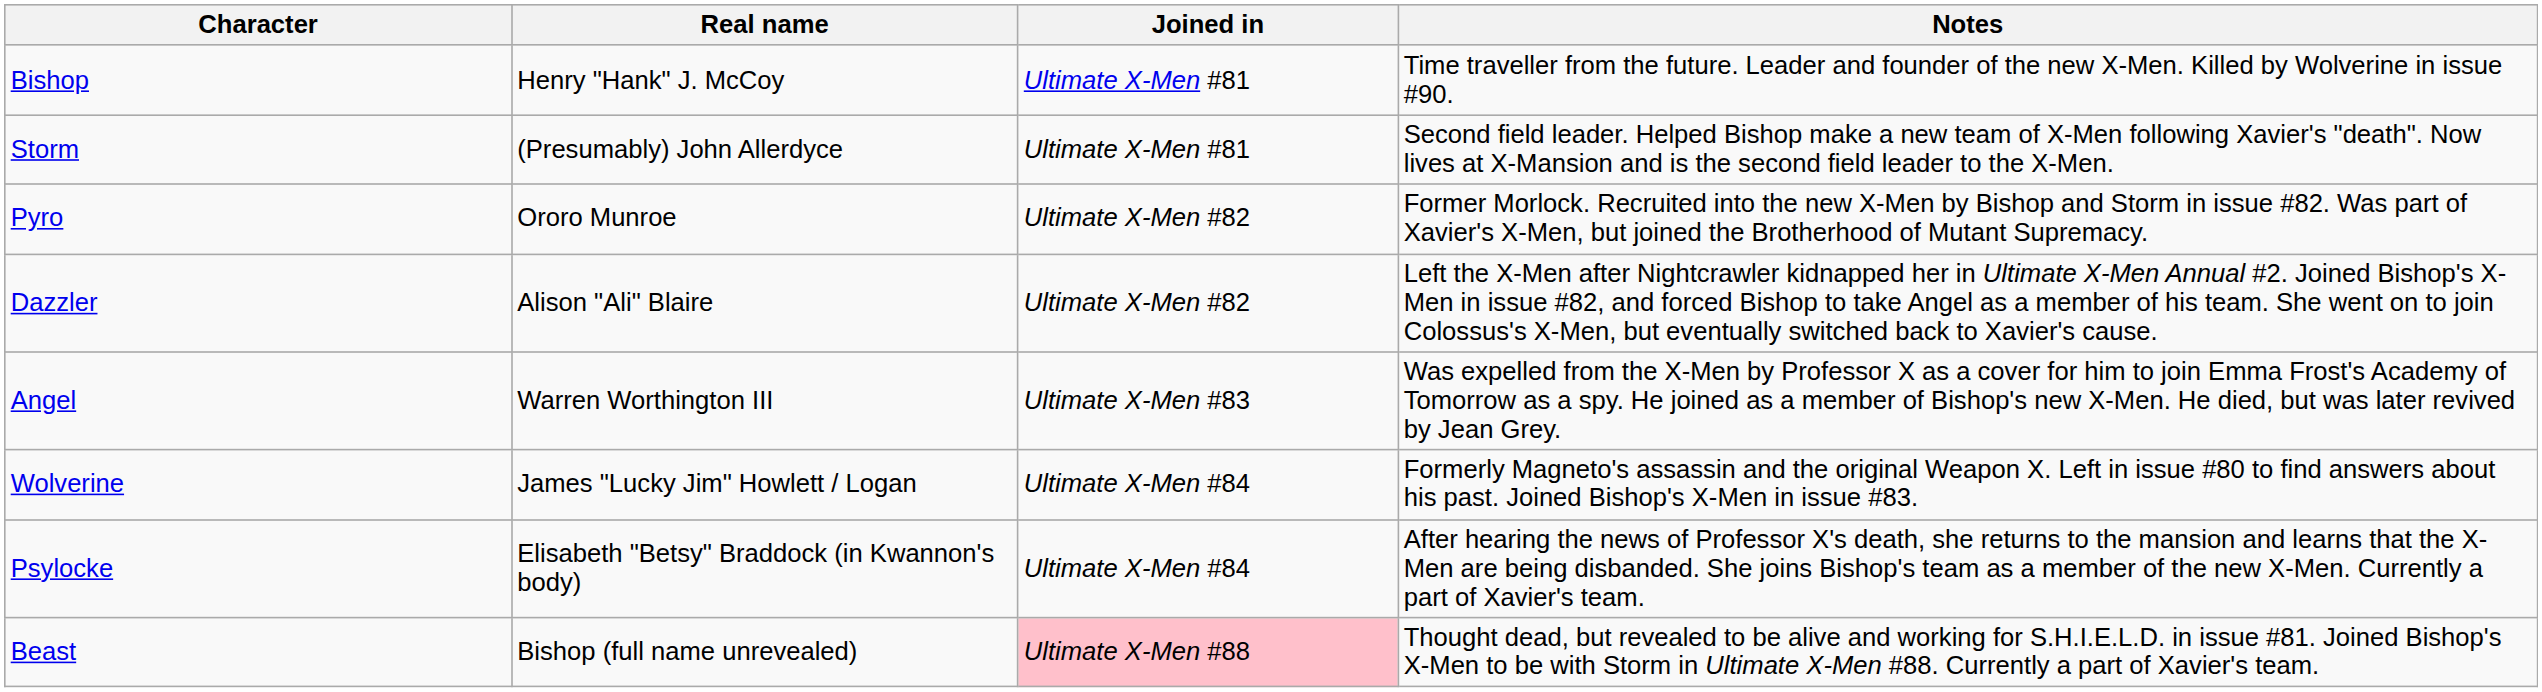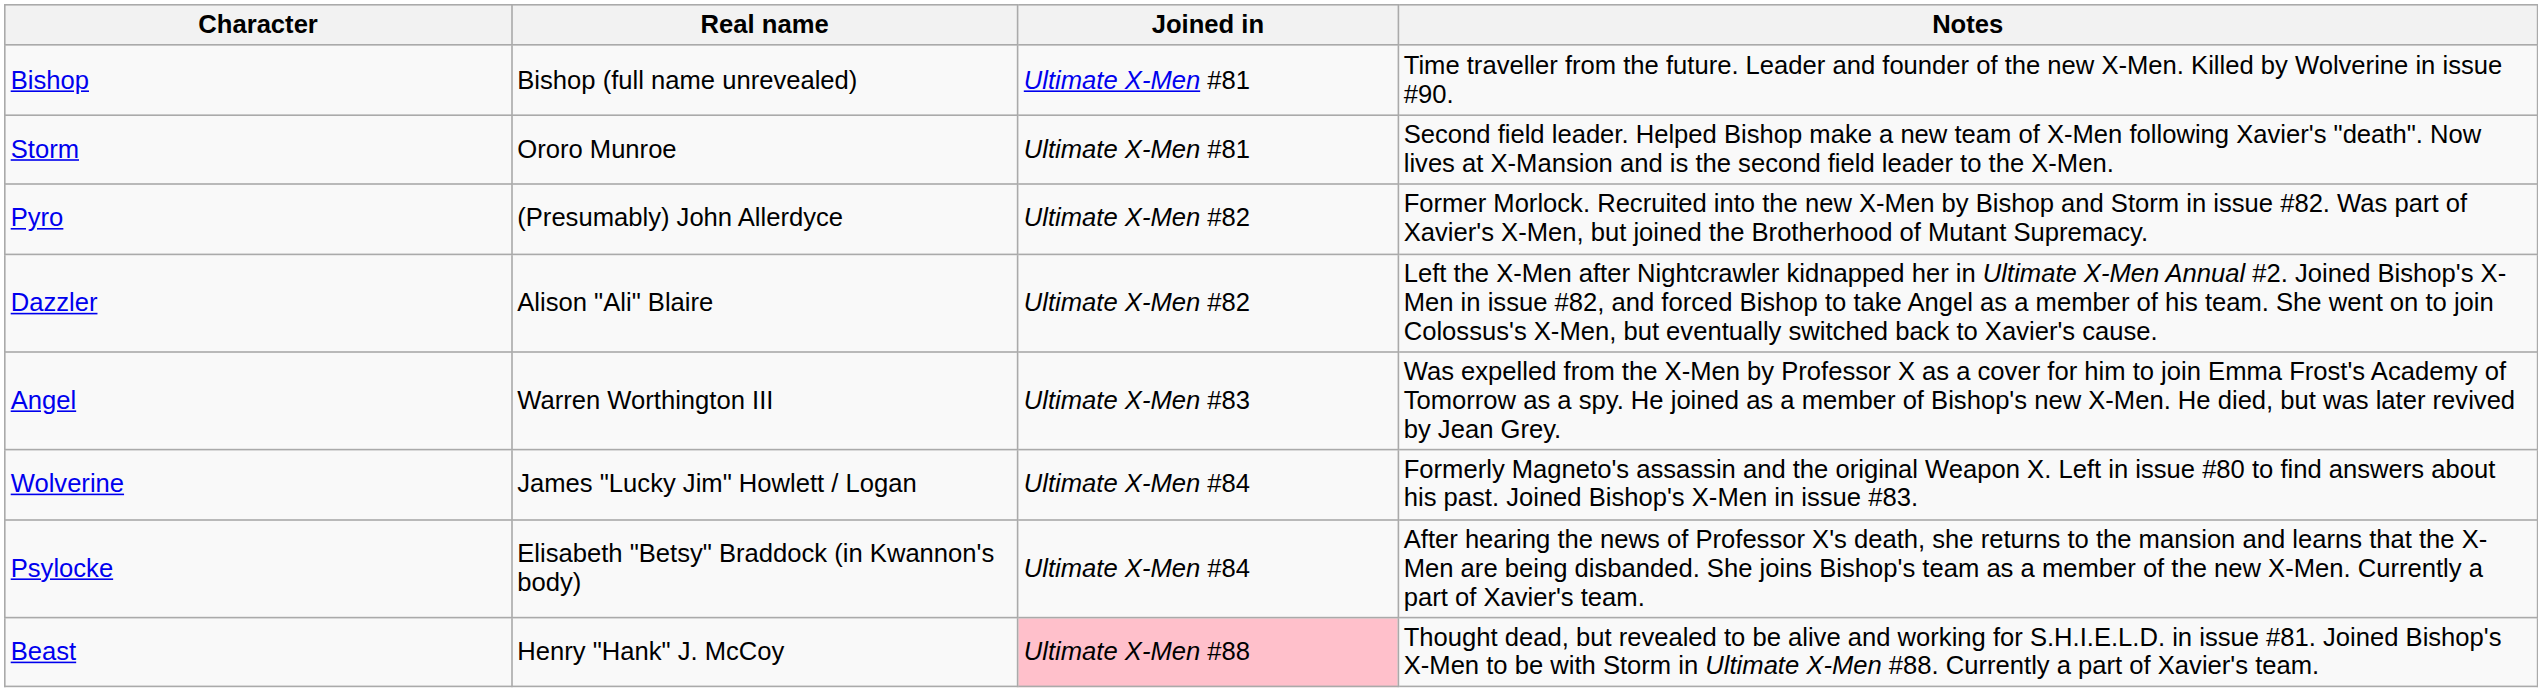(651, 79) Henry "Hank" J. McCoy -> (687, 79) Bishop (full name unrevealed)
(680, 149) (Presumably) John Allerdyce -> (597, 149) Ororo Munroe
(597, 218) Ororo Munroe -> (680, 218) (Presumably) John Allerdyce
(687, 652) Bishop (full name unrevealed) -> (651, 652) Henry "Hank" J. McCoy
